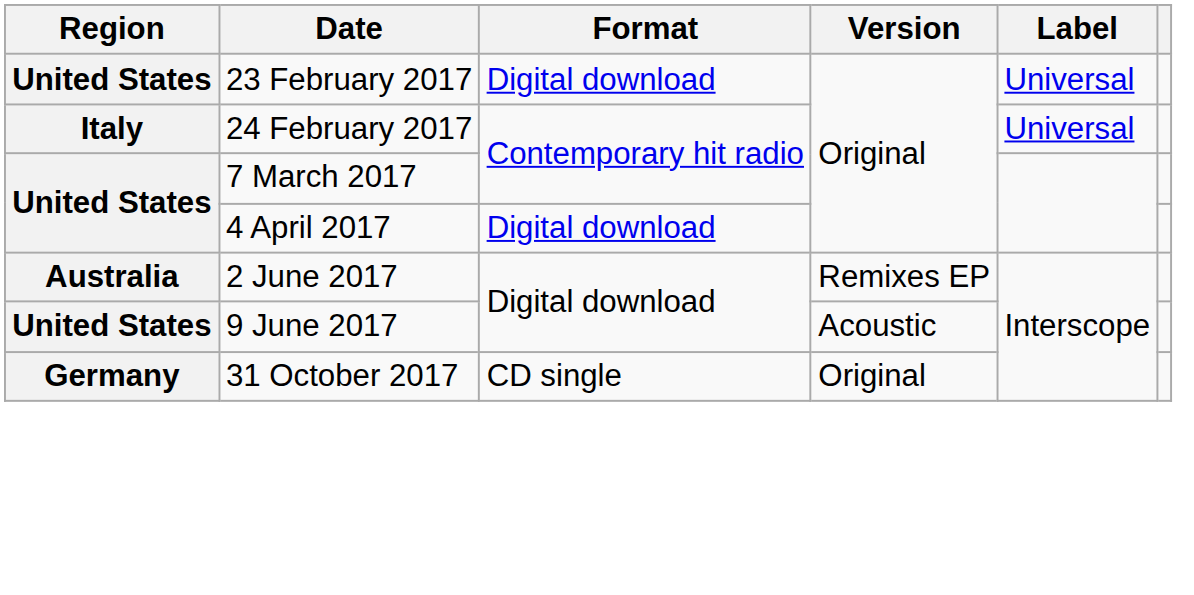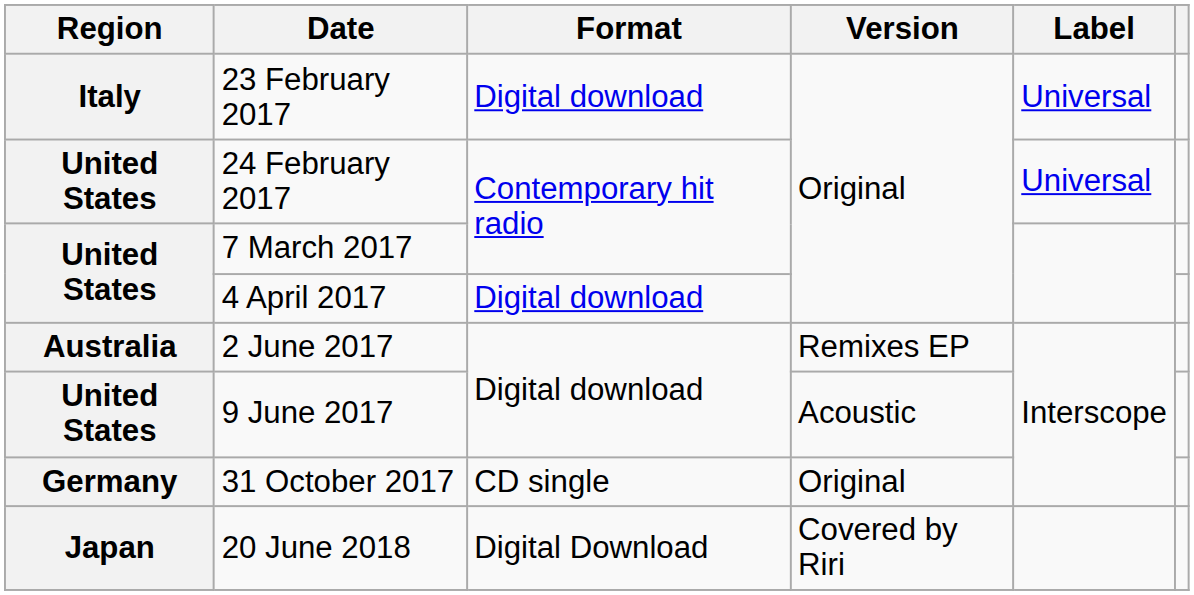(112, 78) United States -> (110, 96) Italy
(112, 128) Italy -> (110, 180) United States
+ row: (316, 547)
